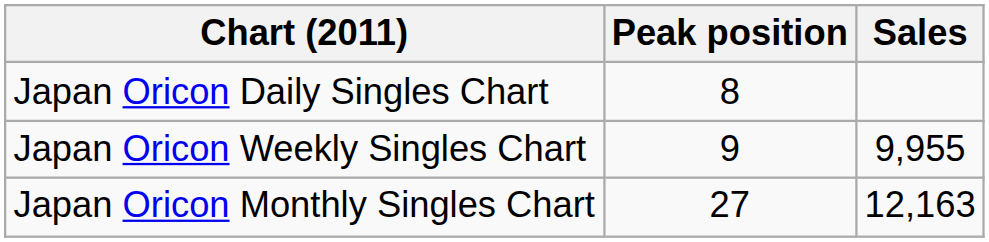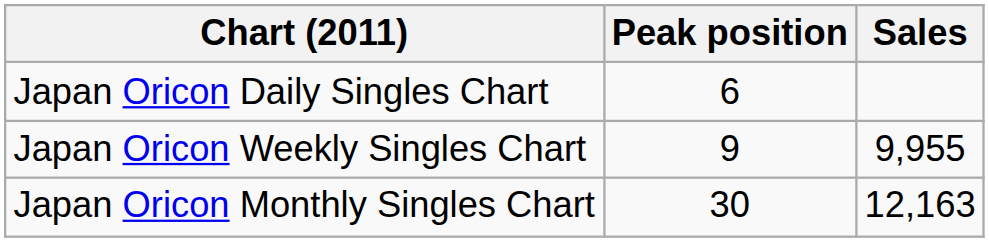(730, 90) 8 -> (730, 90) 6
(730, 206) 27 -> (730, 206) 30
